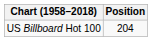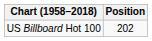(125, 28) 204 -> (125, 28) 202
